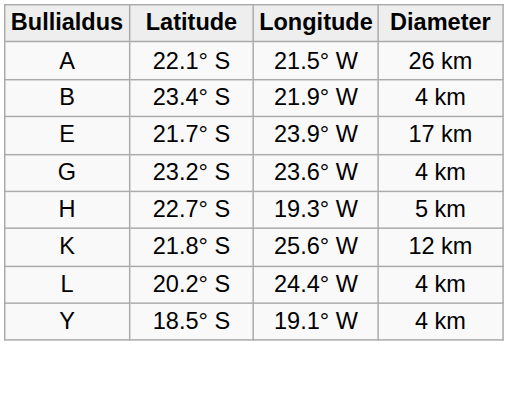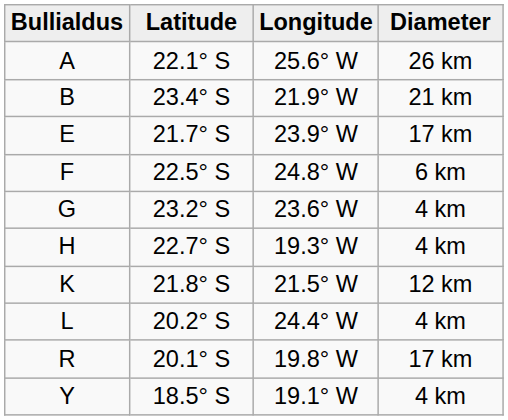(316, 60) 21.5° W -> (316, 60) 25.6° W
(440, 97) 4 km -> (440, 97) 21 km
+ row: (67, 172)
(440, 209) 5 km -> (440, 246) 4 km
(316, 246) 25.6° W -> (316, 284) 21.5° W
+ row: (67, 358)
